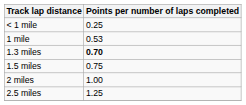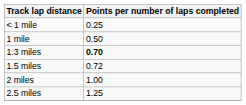(94, 38) 0.53 -> (94, 38) 0.50
(94, 66) 0.75 -> (94, 66) 0.72
